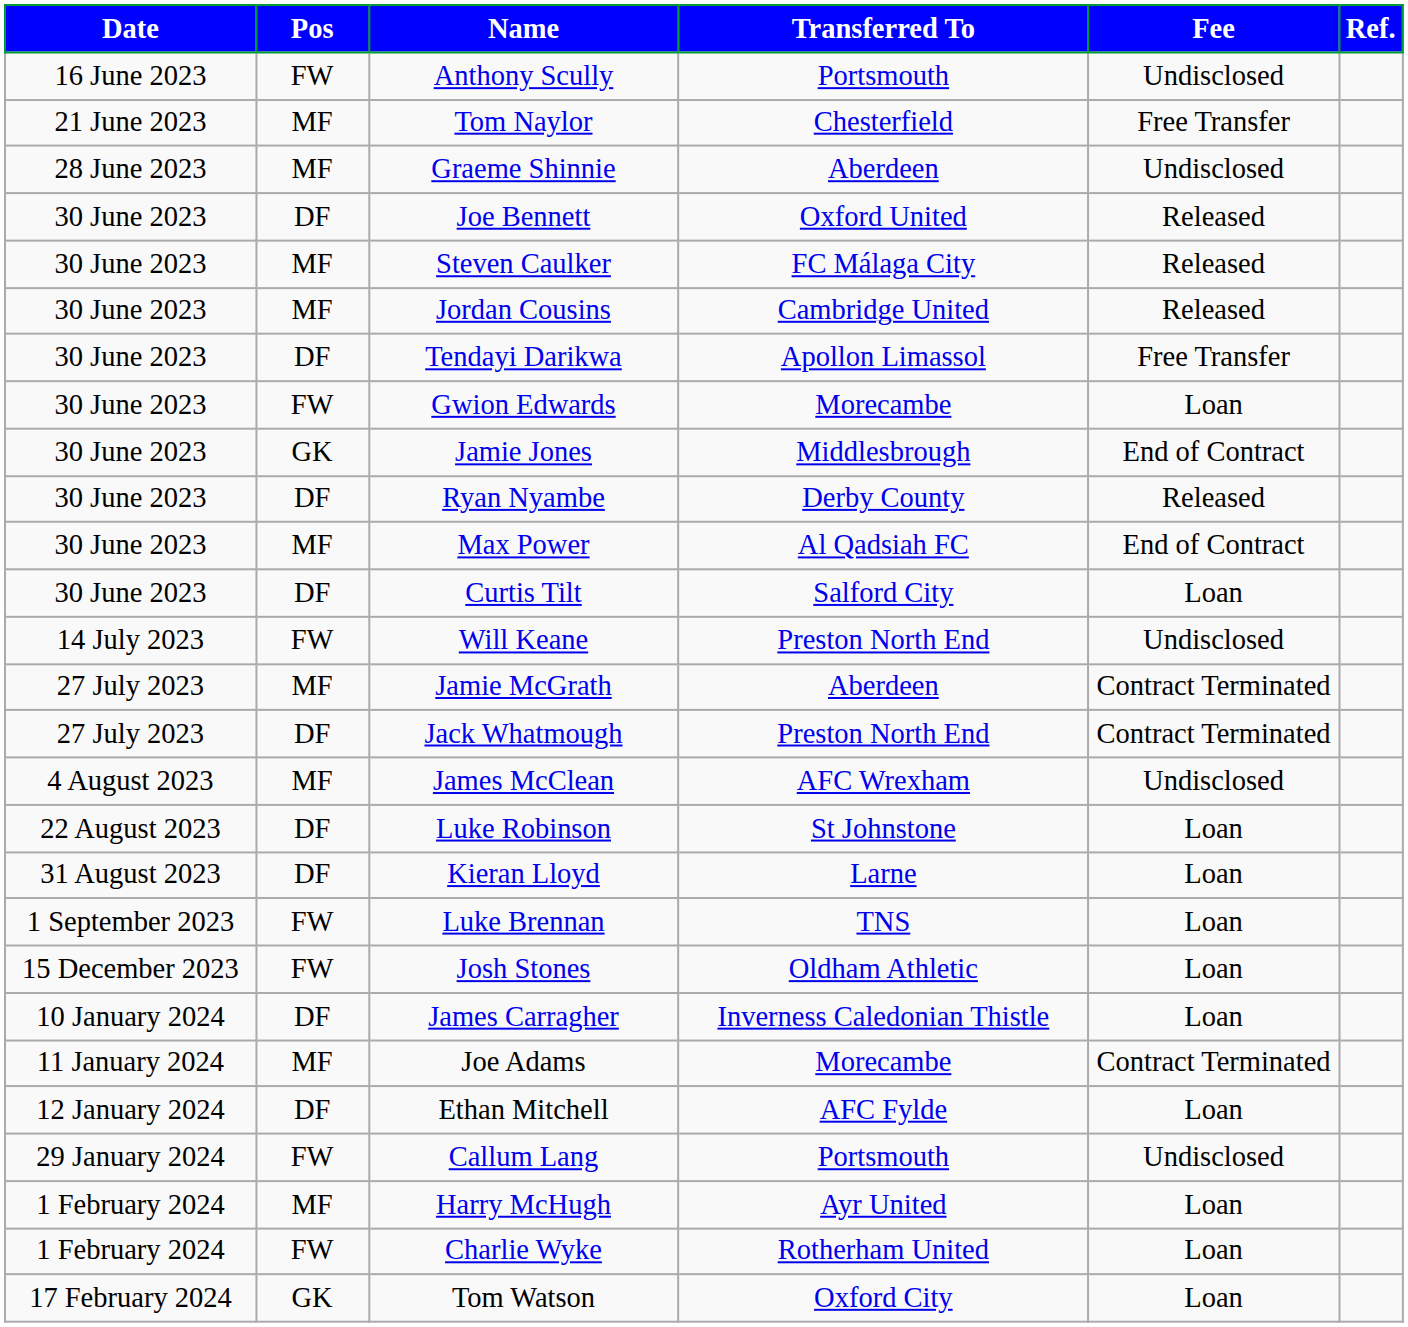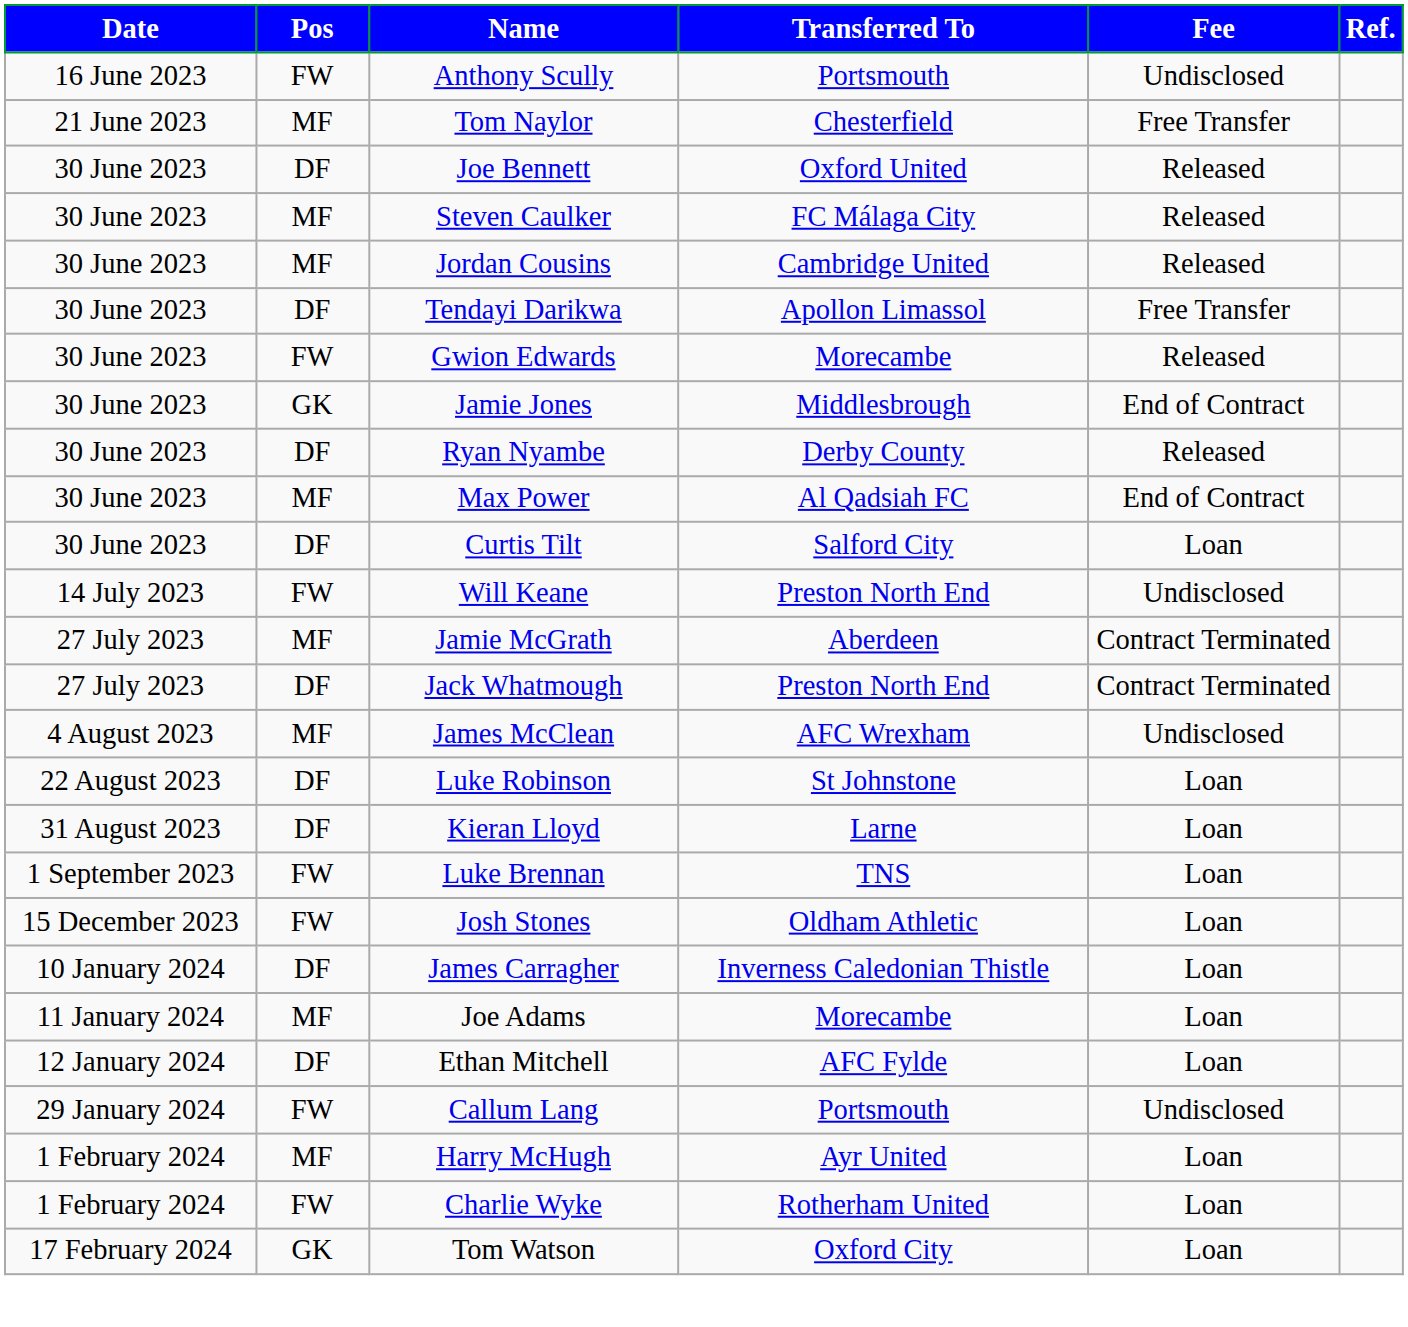- row: (524, 169)
(1214, 404) Loan -> (1214, 357) Released
(1214, 1062) Contract Terminated -> (1214, 1015) Loan
